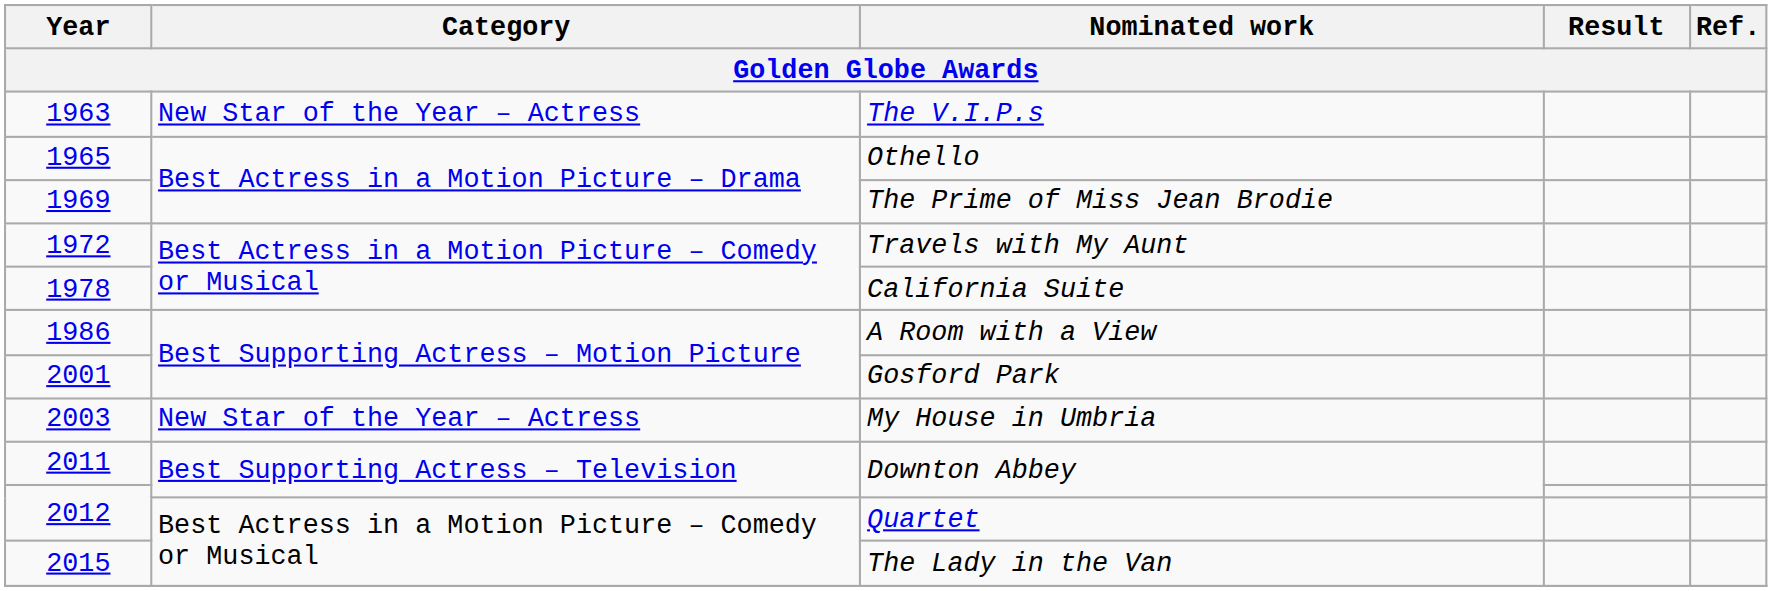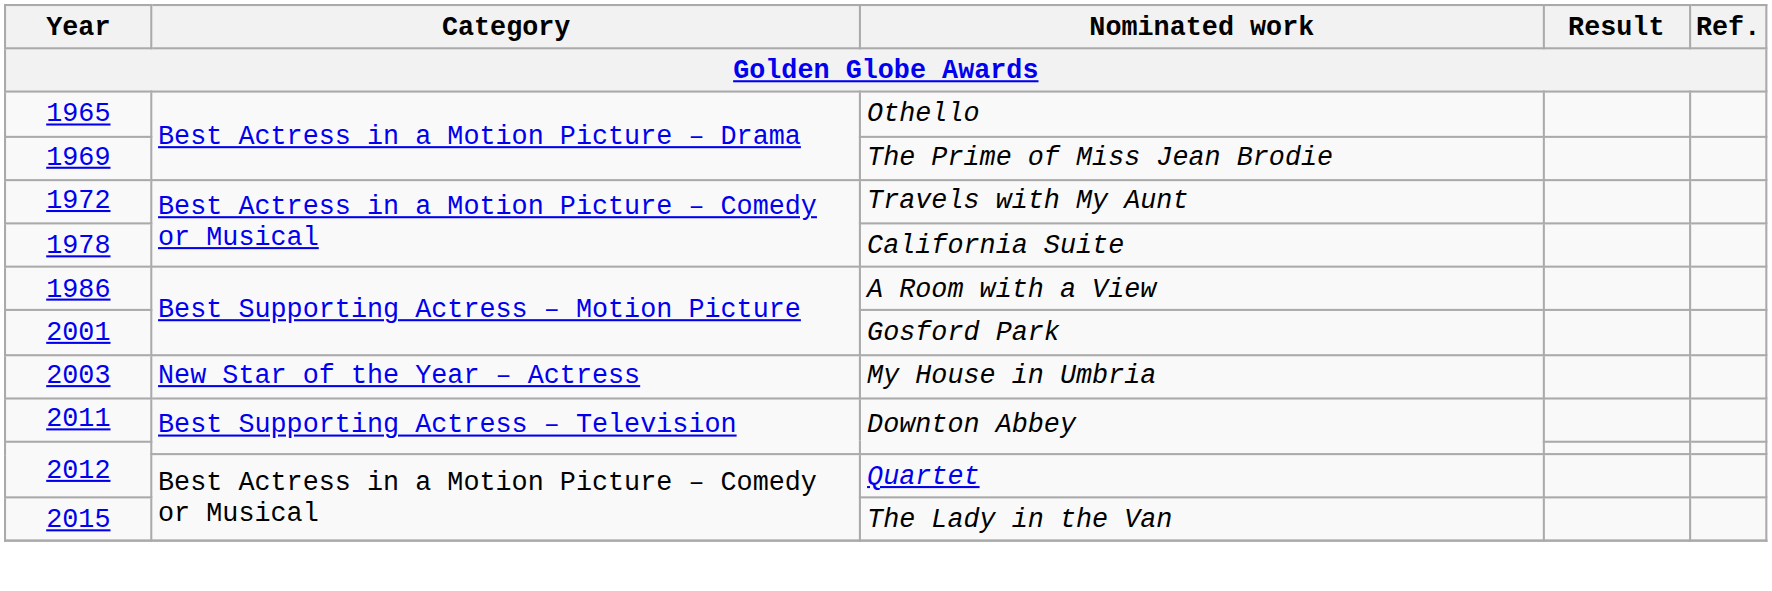- row: (78, 114)
